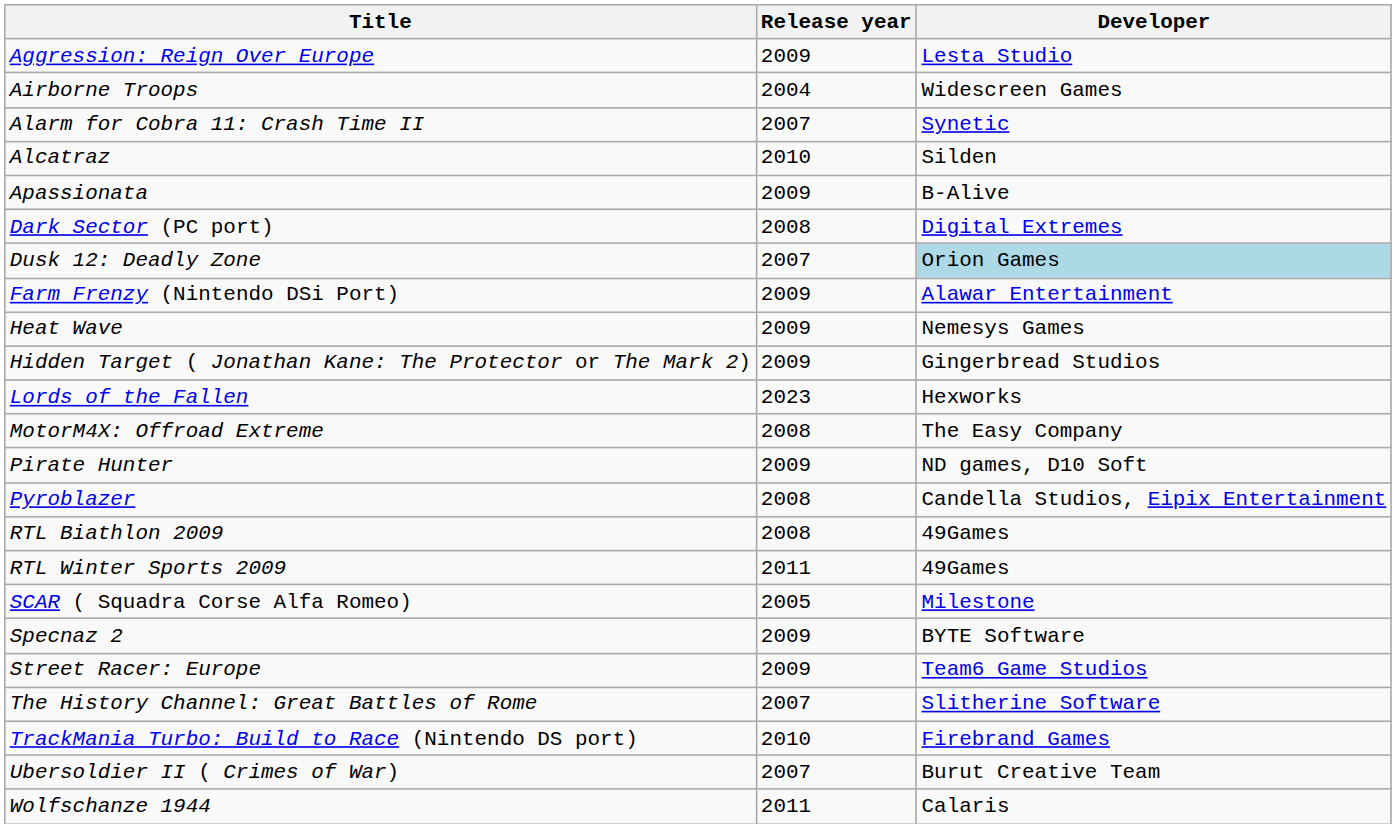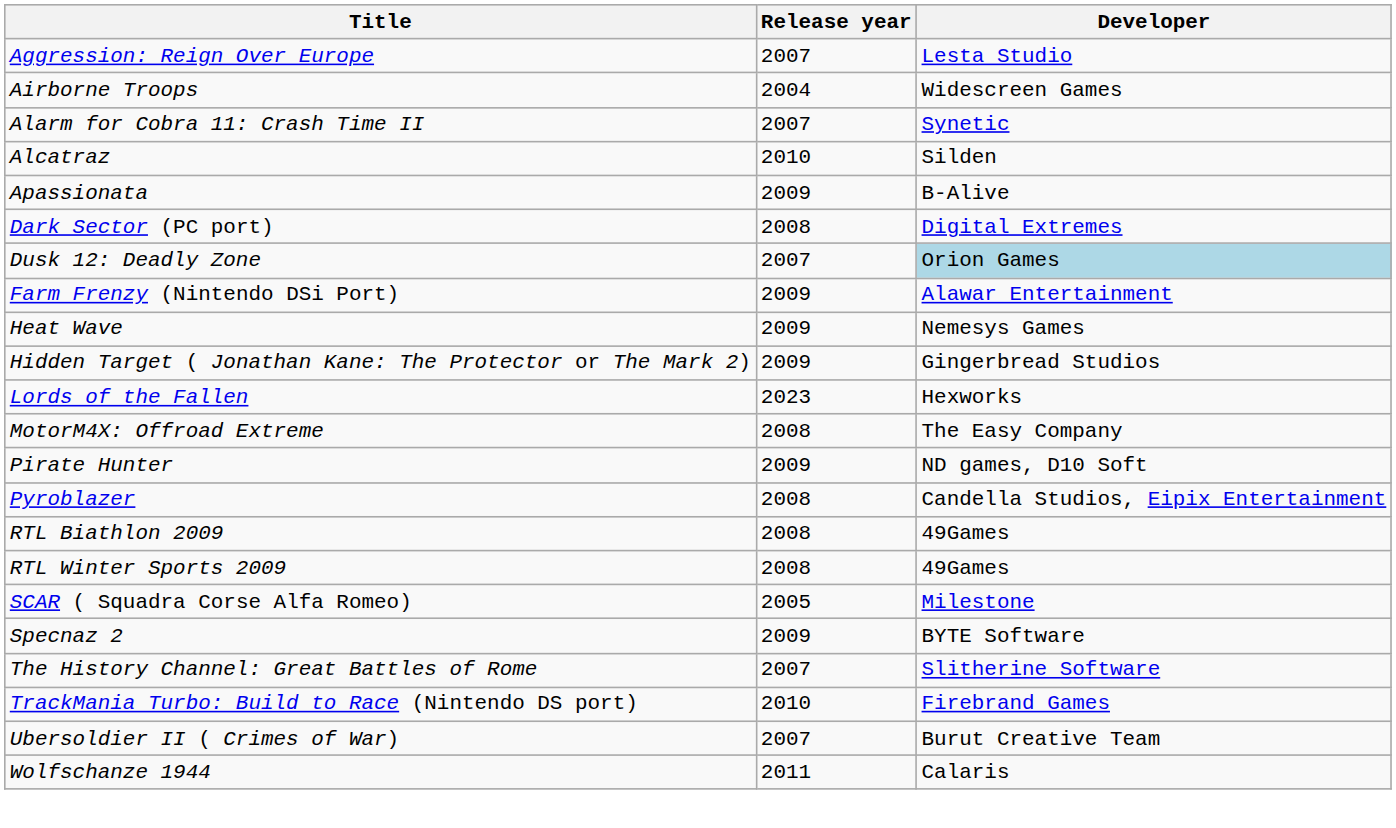(786, 56) 2009 -> (786, 56) 2007
(786, 568) 2011 -> (786, 568) 2008
- row: (135, 670)
